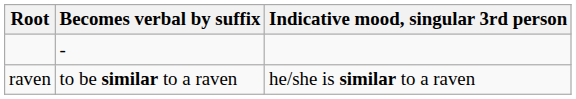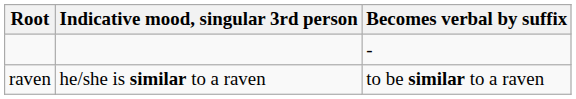columns swapped: (160, 19) <-> (418, 19)
